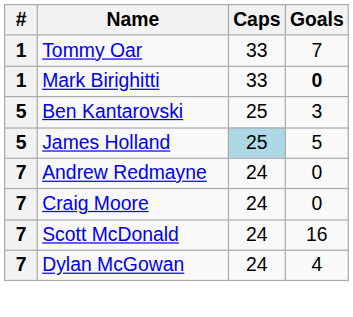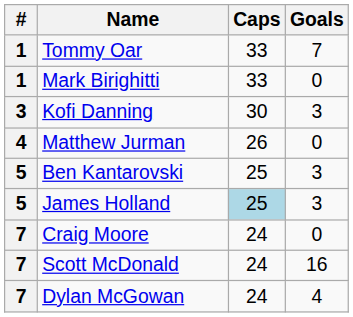(317, 81) bold -> (317, 81) normal
+ row: (98, 111)
+ row: (114, 142)
(317, 142) 5 -> (317, 204) 3
- row: (125, 173)
